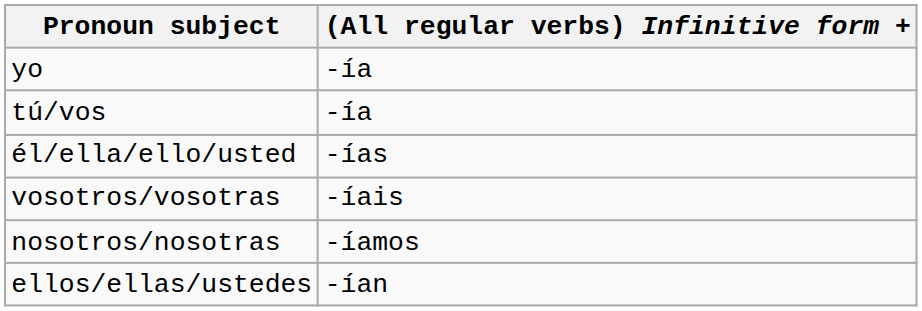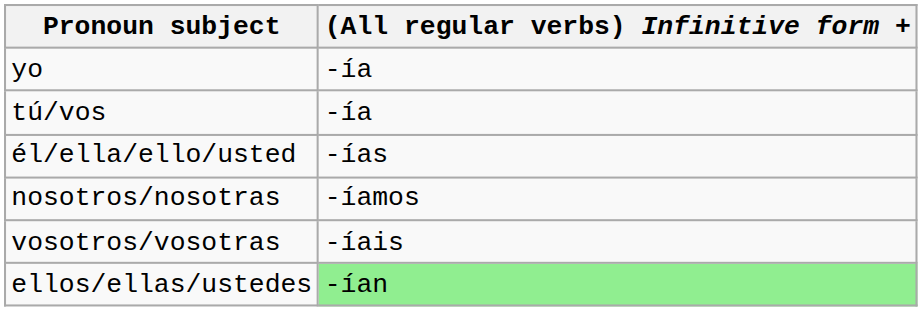rows swapped: (146, 242) <-> (146, 199)
(356, 285) no background -> (356, 285) lightgreen background
